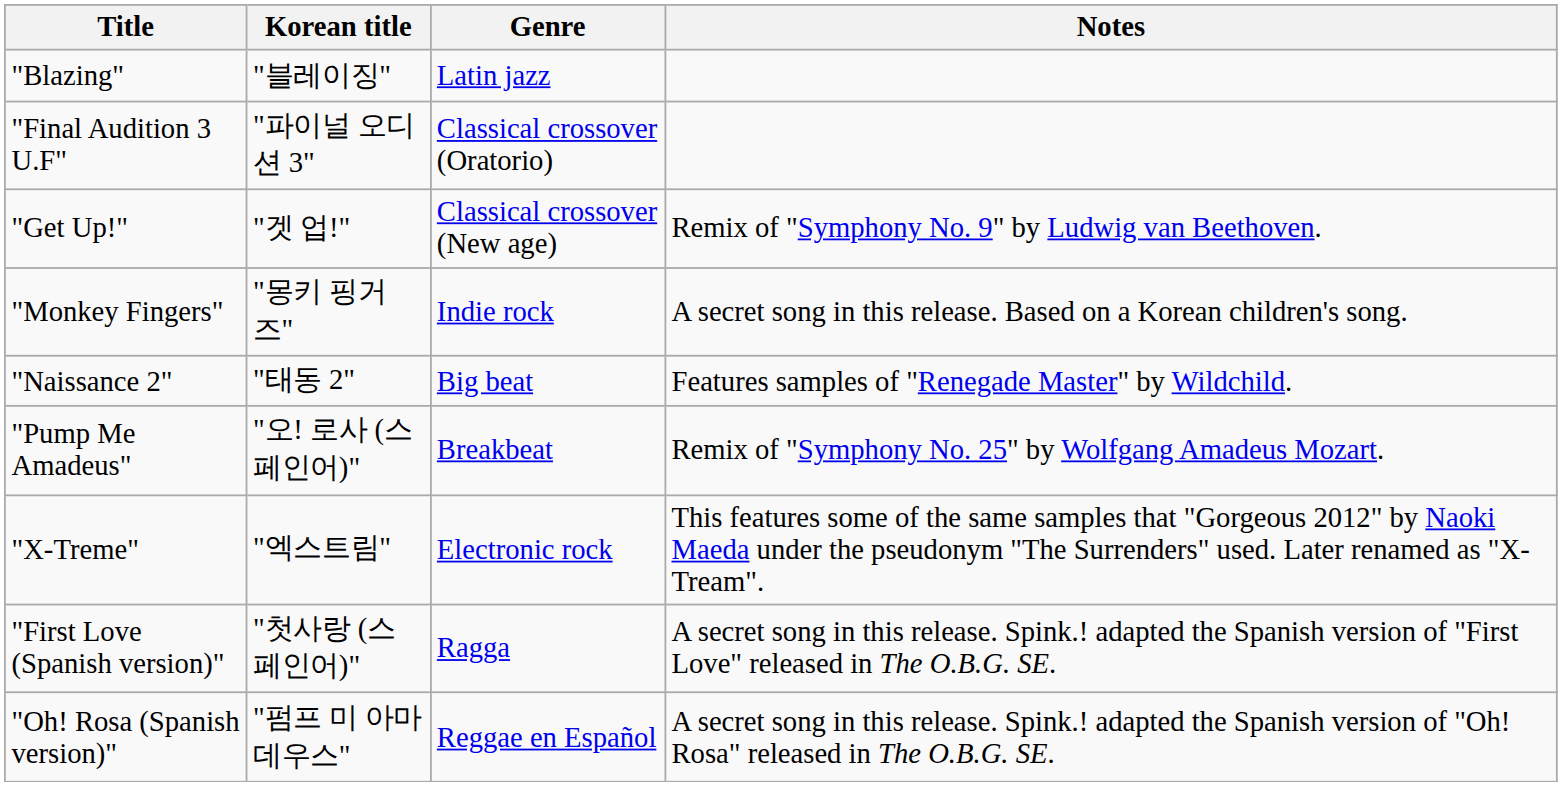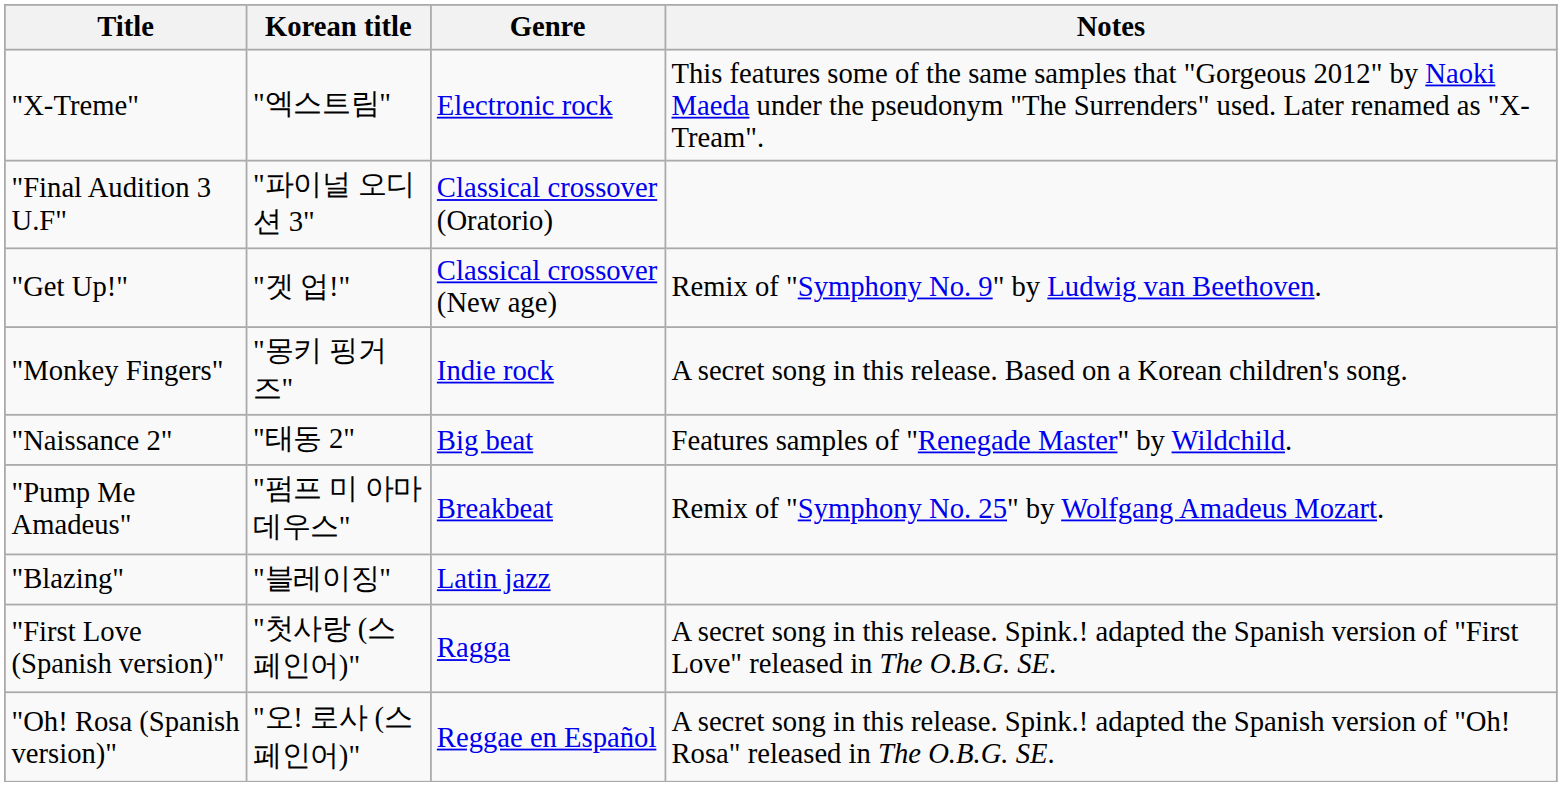rows swapped: (68, 75) <-> (75, 549)
(333, 449) "오! 로사 (스페인어)" -> (338, 508) "펌프 미 아마데우스"
(338, 735) "펌프 미 아마데우스" -> (333, 735) "오! 로사 (스페인어)"
